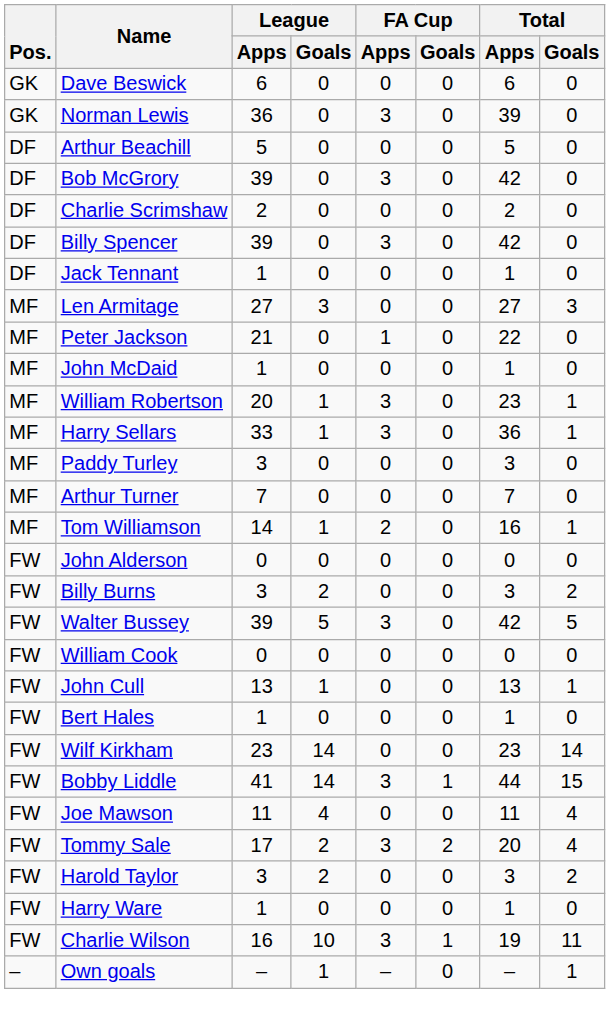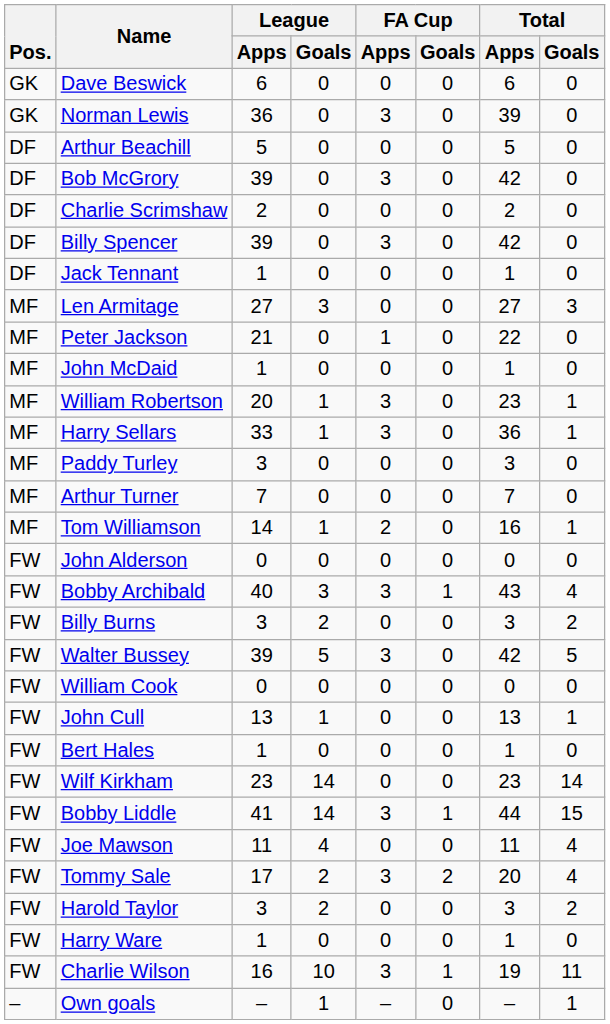+ row: (133, 591)
